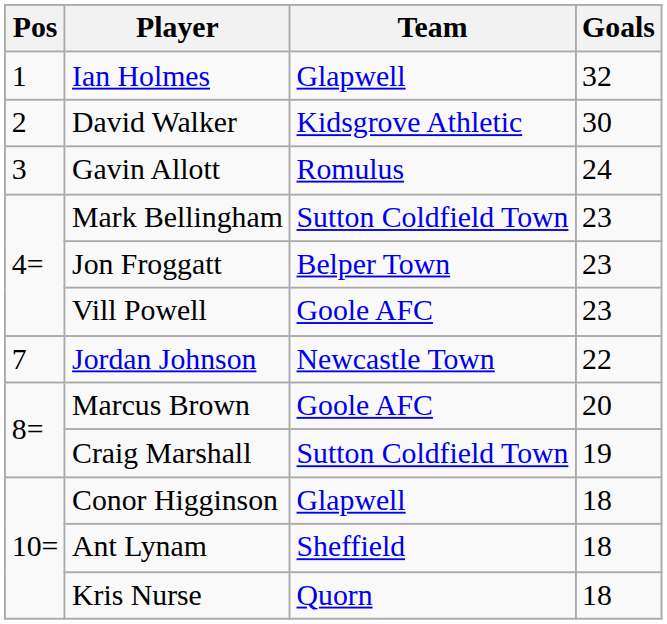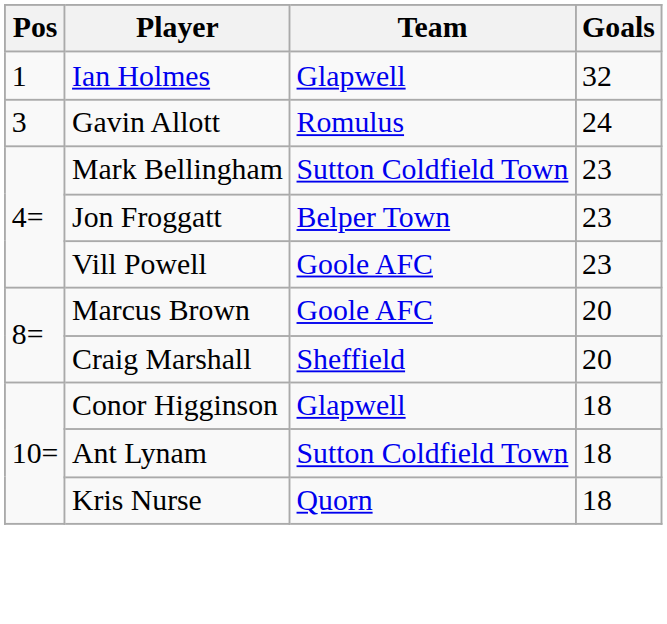- row: (154, 122)
- row: (164, 358)
(432, 452) Sutton Coldfield Town -> (351, 358) Sheffield
(597, 452) 19 -> (597, 358) 20
(351, 547) Sheffield -> (432, 452) Sutton Coldfield Town
